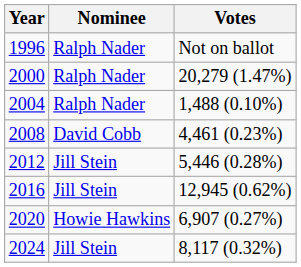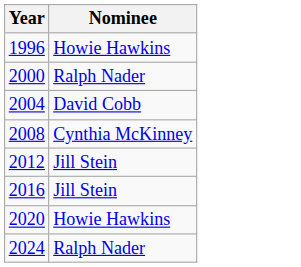- column: (235, 18)
(99, 47) Ralph Nader -> (112, 47) Howie Hawkins
(99, 104) Ralph Nader -> (97, 104) David Cobb
(97, 133) David Cobb -> (123, 133) Cynthia McKinney
(85, 248) Jill Stein -> (99, 248) Ralph Nader
